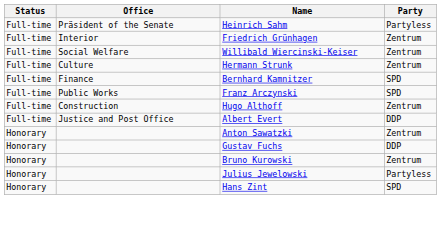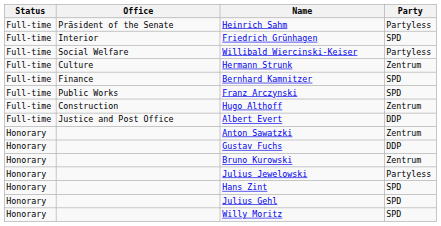(404, 38) Zentrum -> (394, 38) SPD
(404, 52) Zentrum -> (409, 52) Partyless
+ row: (250, 201)
+ row: (252, 214)
